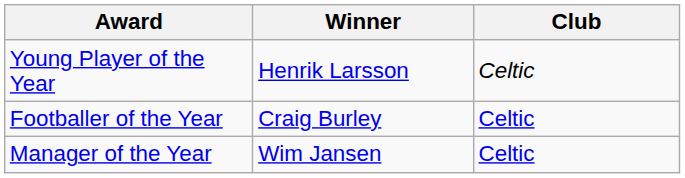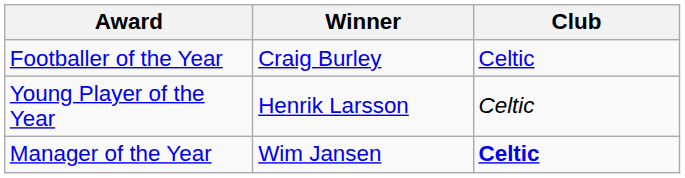rows swapped: (116, 118) <-> (107, 70)
(507, 154) normal -> (509, 154) bold
